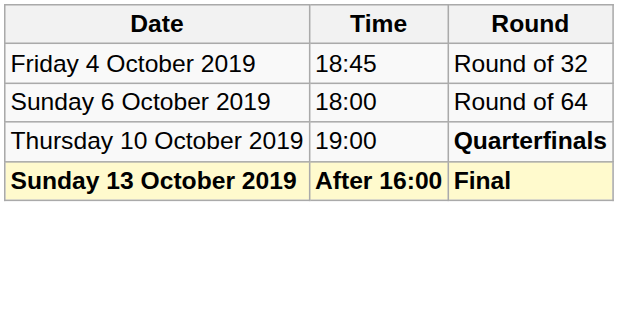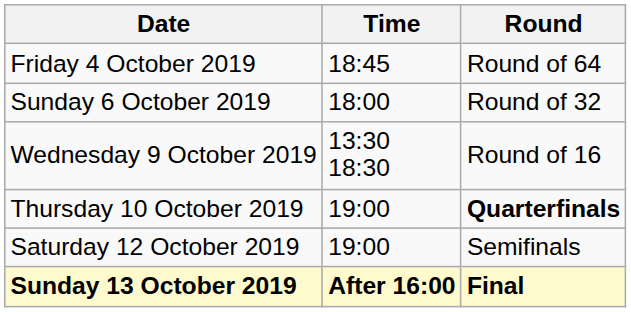(521, 63) Round of 32 -> (534, 63) Round of 64
(521, 102) Round of 64 -> (534, 102) Round of 32
+ row: (164, 155)
+ row: (155, 247)
